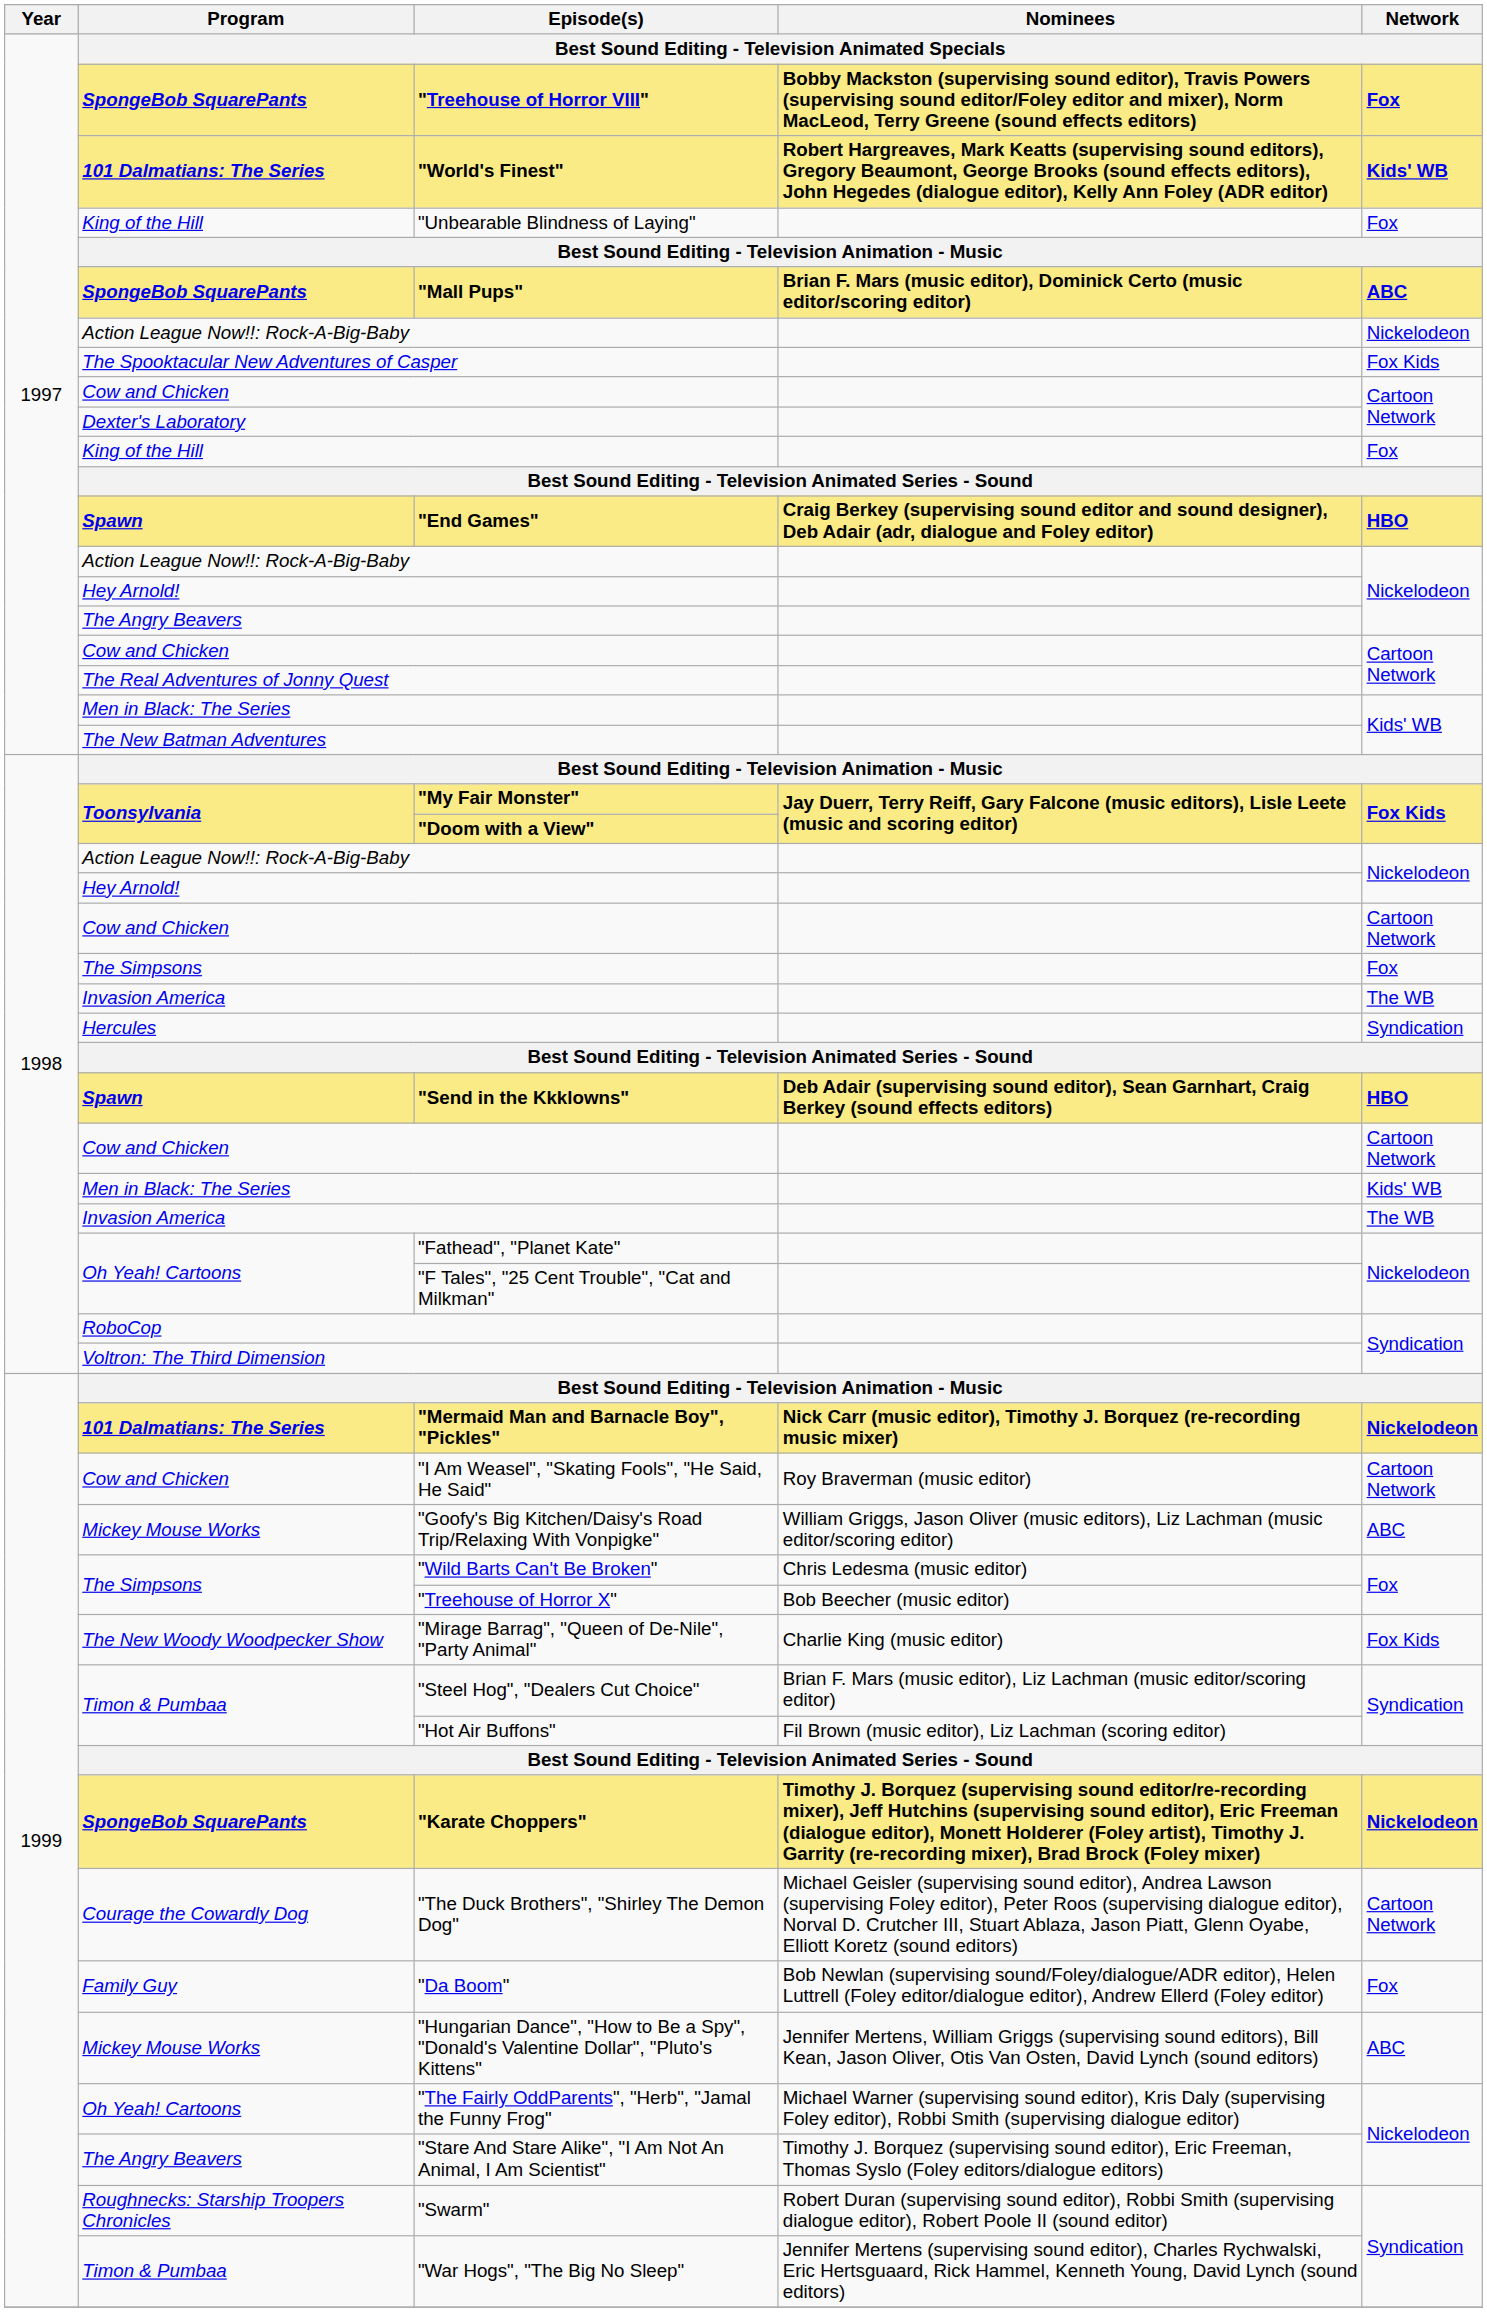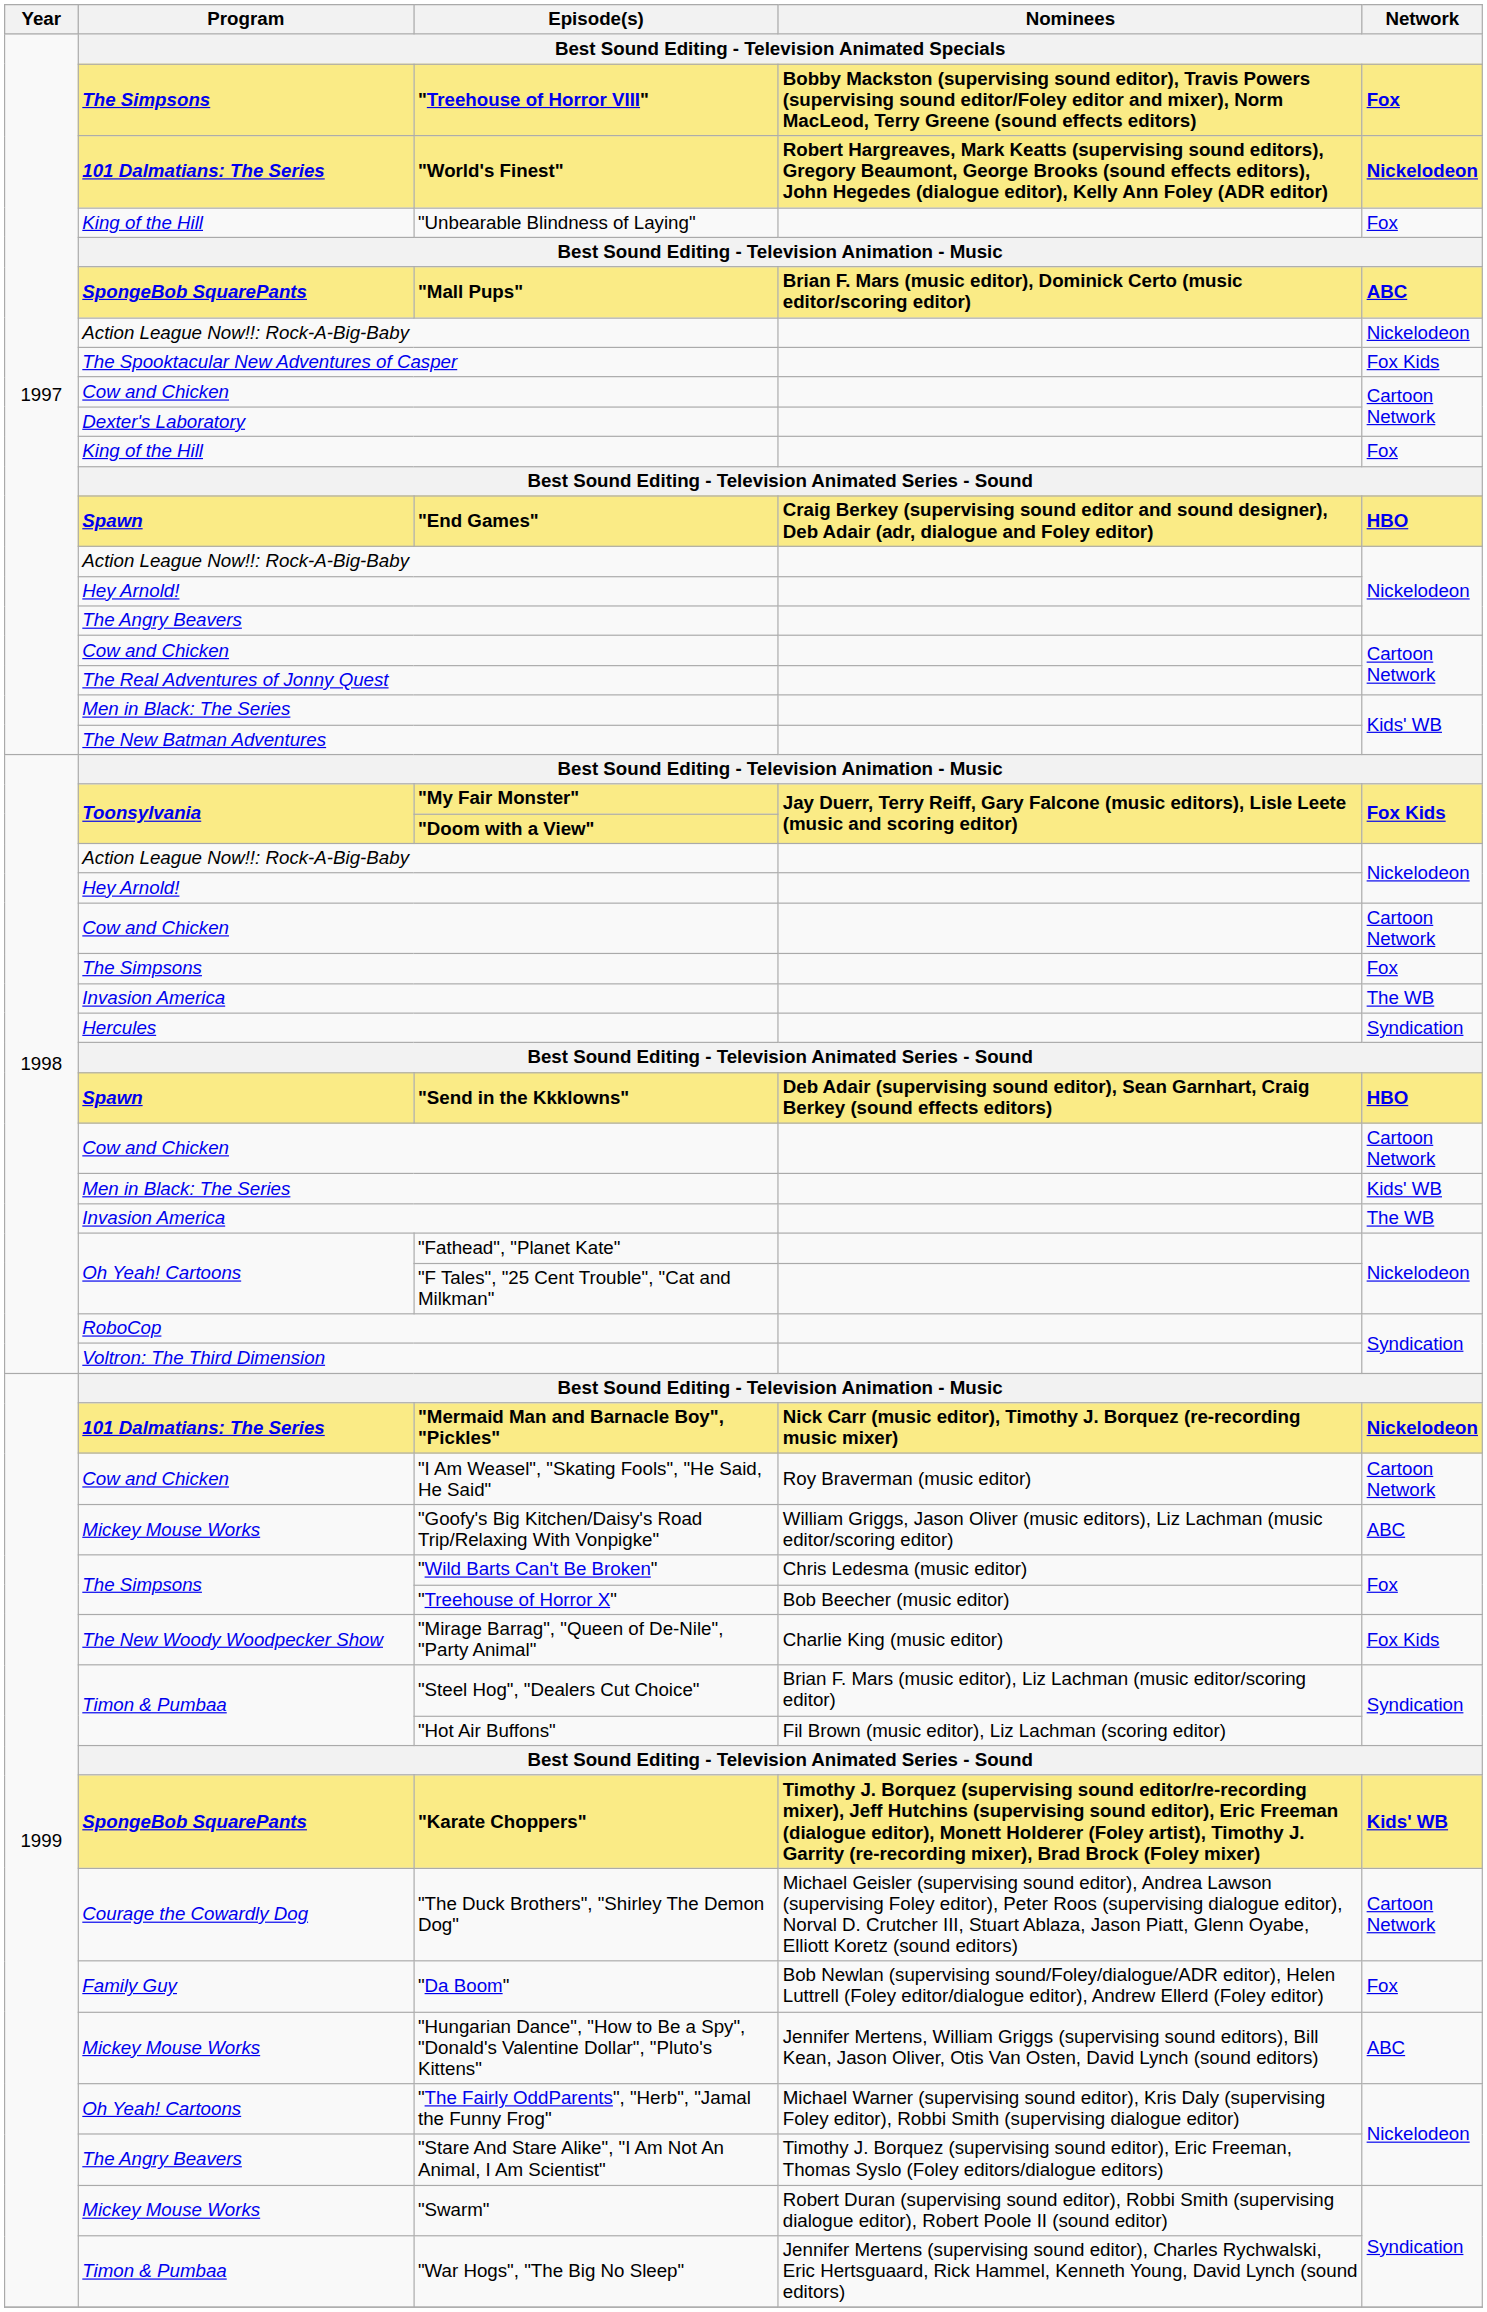(195, 99) SpongeBob SquarePants -> (146, 99) The Simpsons
(1407, 171) Kids' WB -> (1422, 171) Nickelodeon
(1422, 1821) Nickelodeon -> (1407, 1821) Kids' WB
(213, 2210) Roughnecks: Starship Troopers Chronicles -> (171, 2210) Mickey Mouse Works
